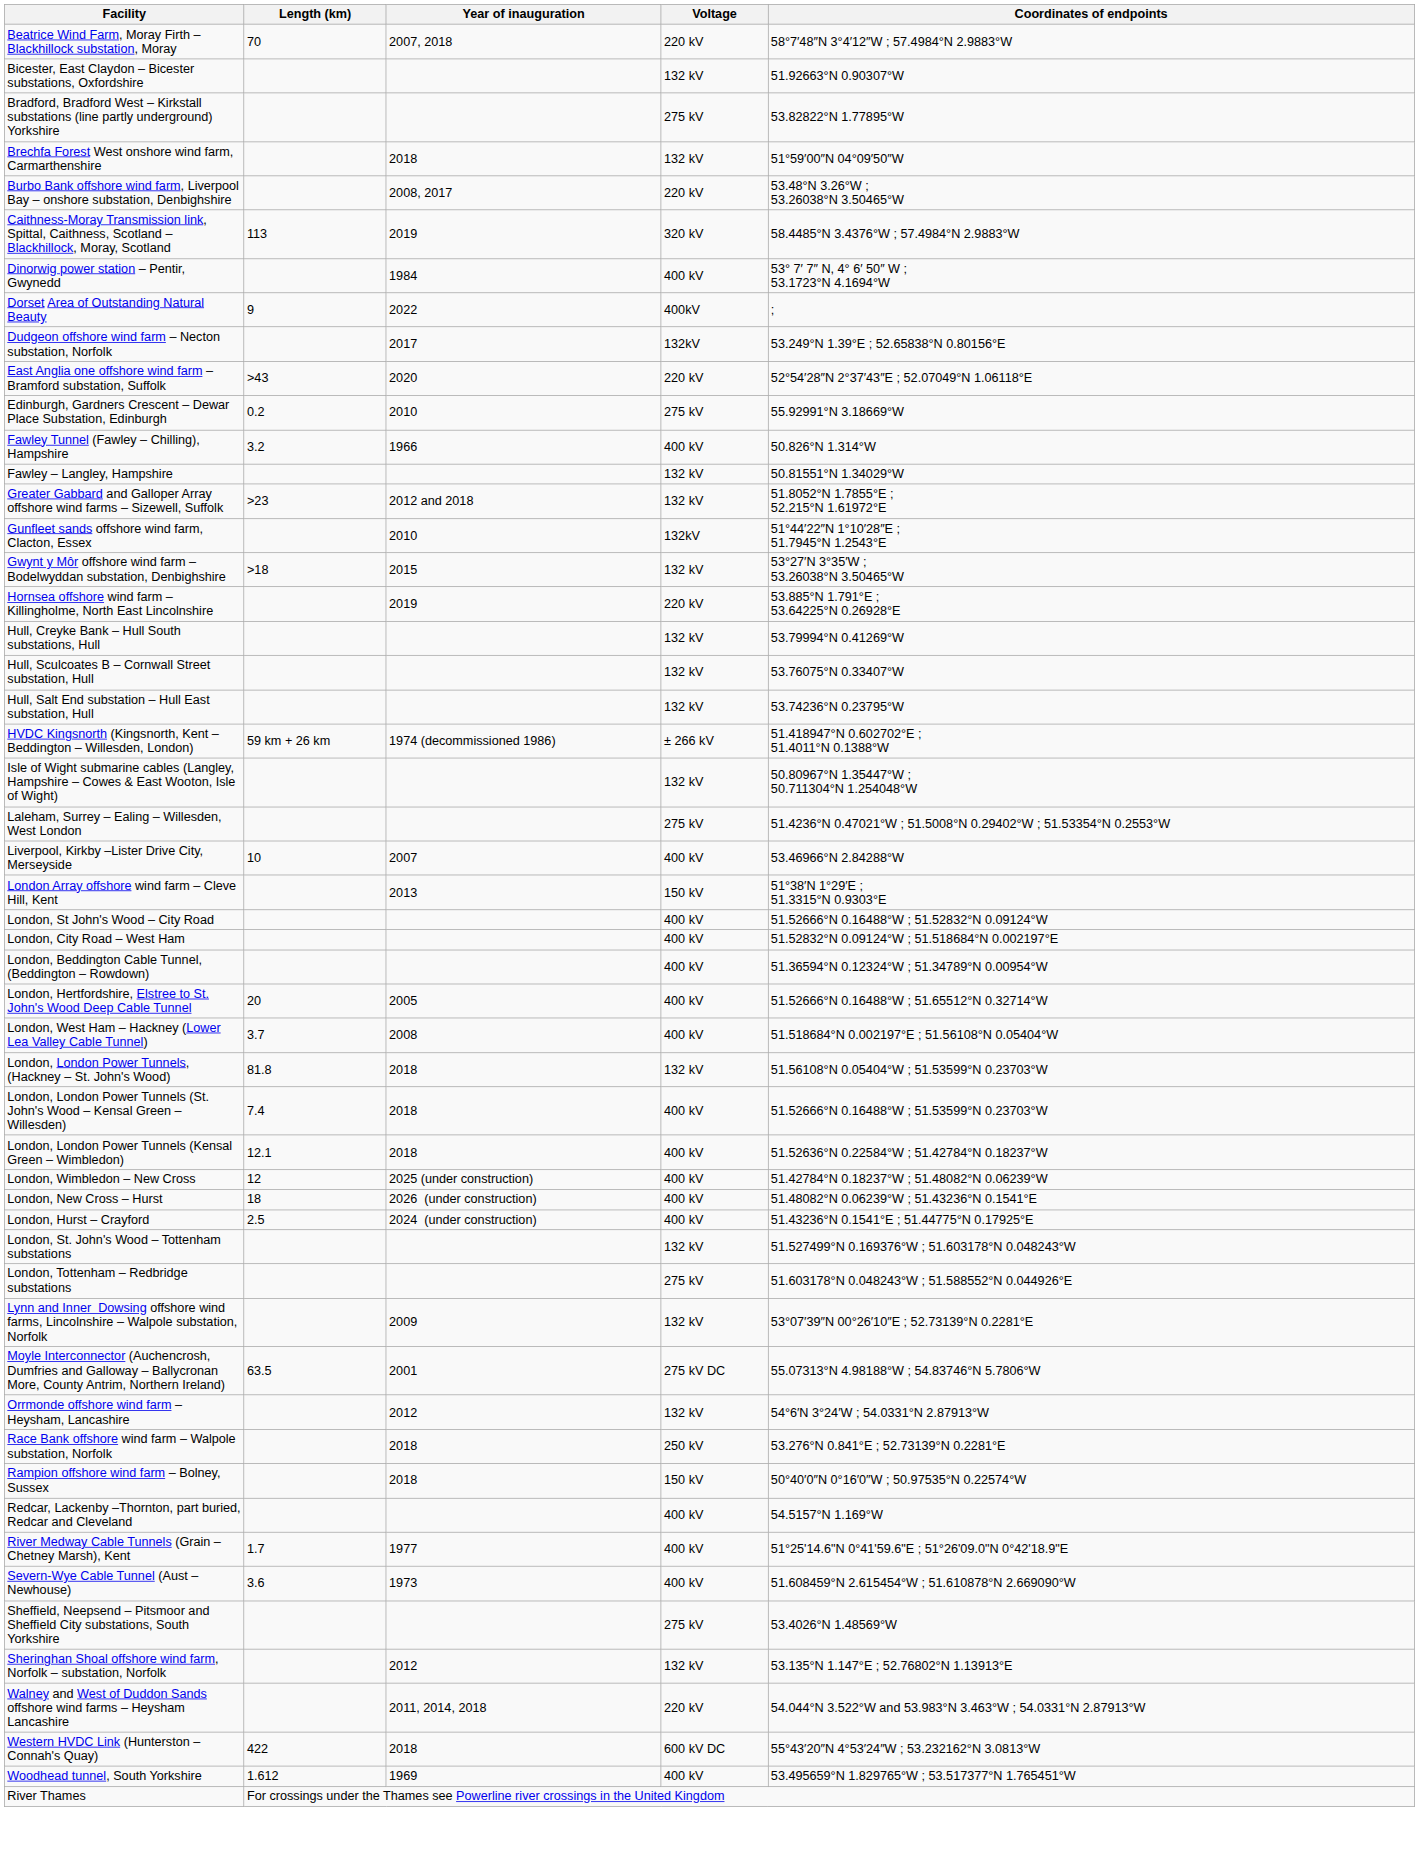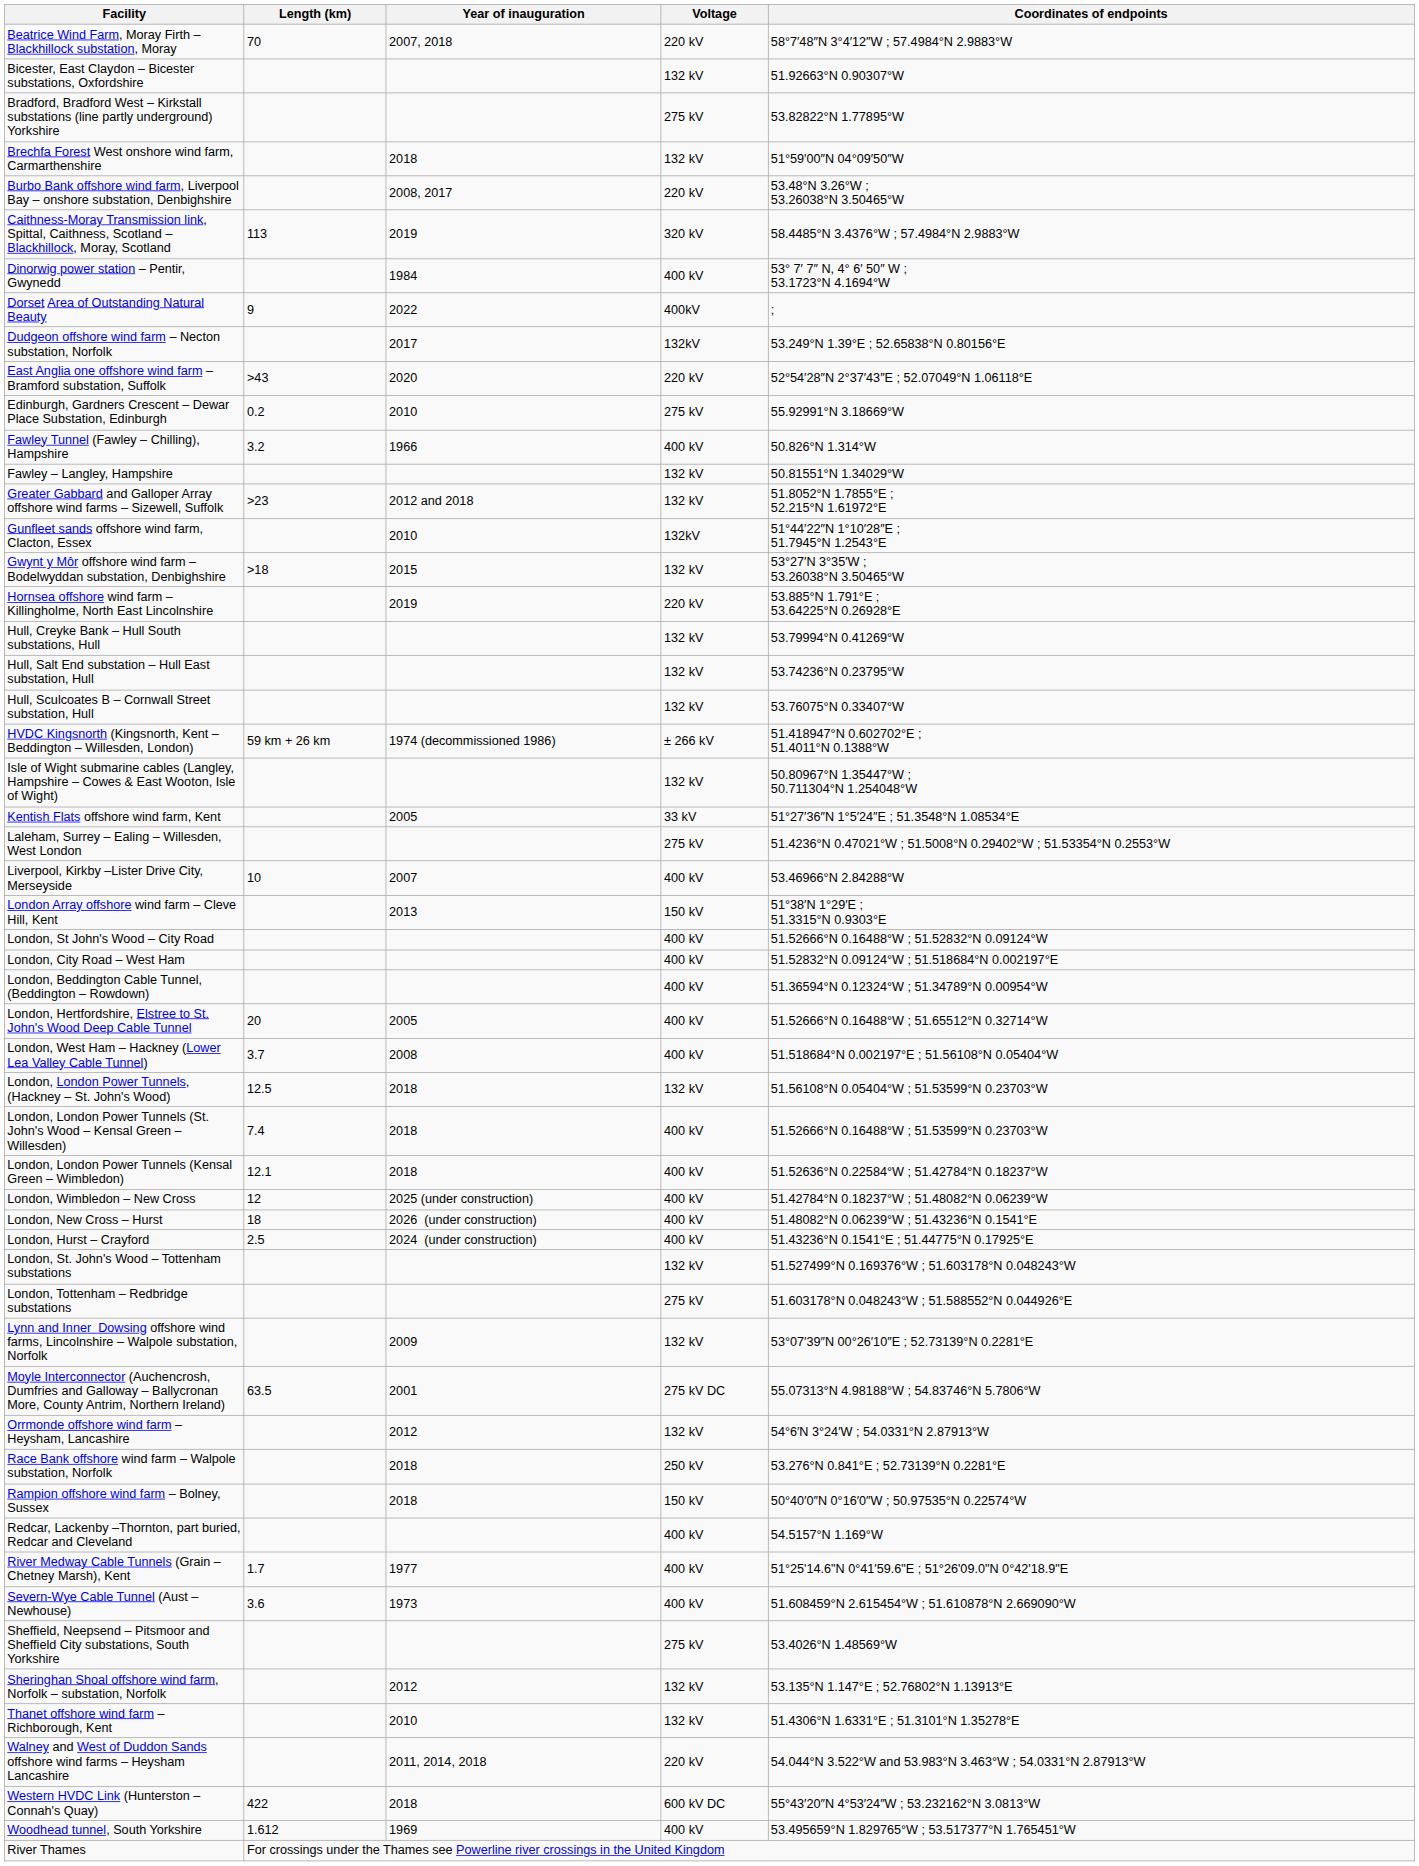rows swapped: (109, 672) <-> (108, 706)
+ row: (114, 816)
(259, 1069) 81.8 -> (259, 1089) 12.5
+ row: (86, 1720)
